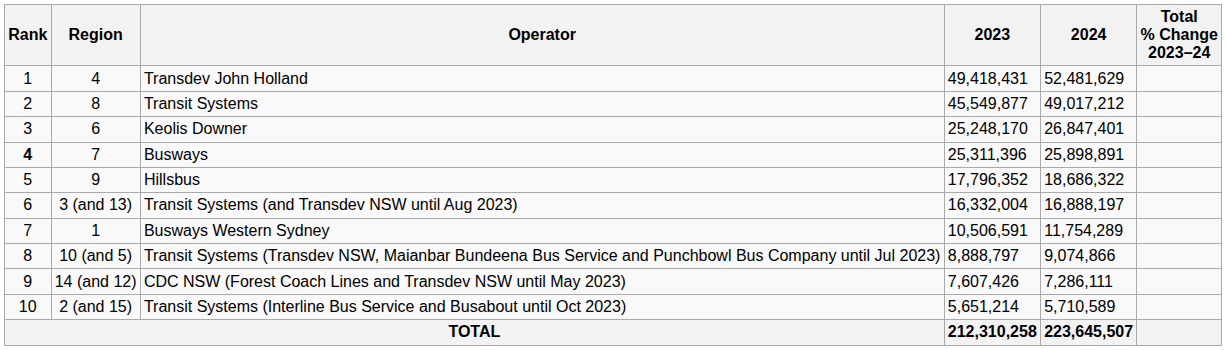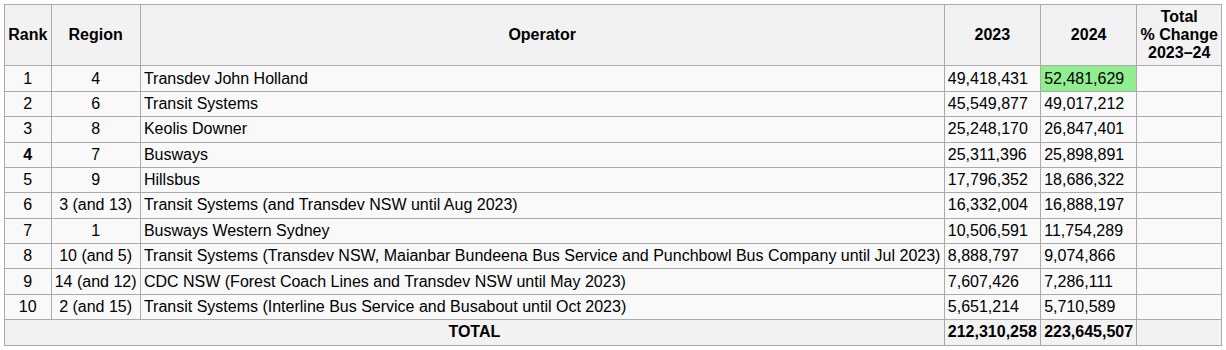(1084, 78) no background -> (1084, 78) lightgreen background
(96, 103) 8 -> (96, 103) 6
(96, 129) 6 -> (96, 129) 8
